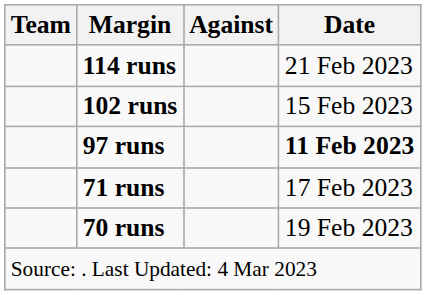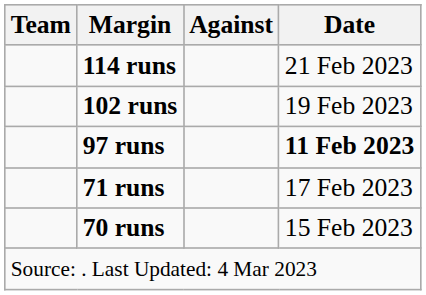(349, 106) 15 Feb 2023 -> (349, 106) 19 Feb 2023
(349, 227) 19 Feb 2023 -> (349, 227) 15 Feb 2023
